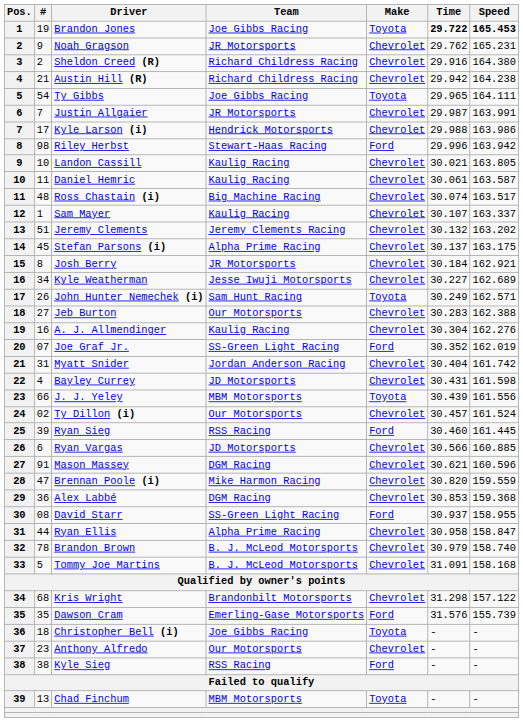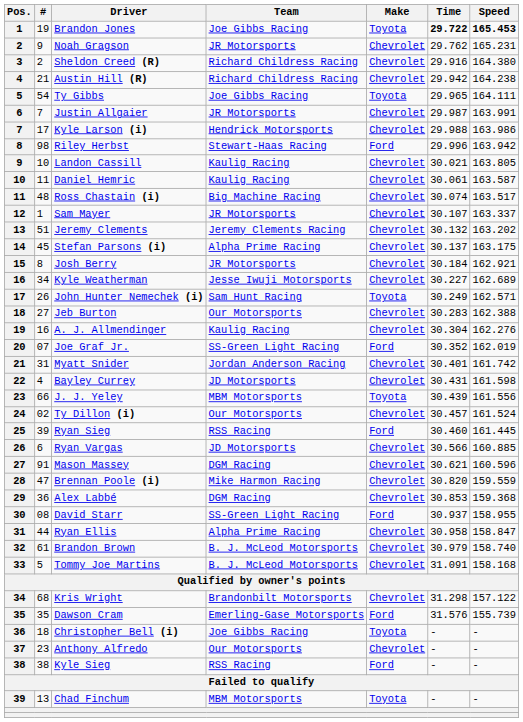(249, 214) Kaulig Racing -> (252, 214) JR Motorsports
(449, 365) 30.404 -> (449, 365) 30.401
(43, 549) 78 -> (43, 549) 61
